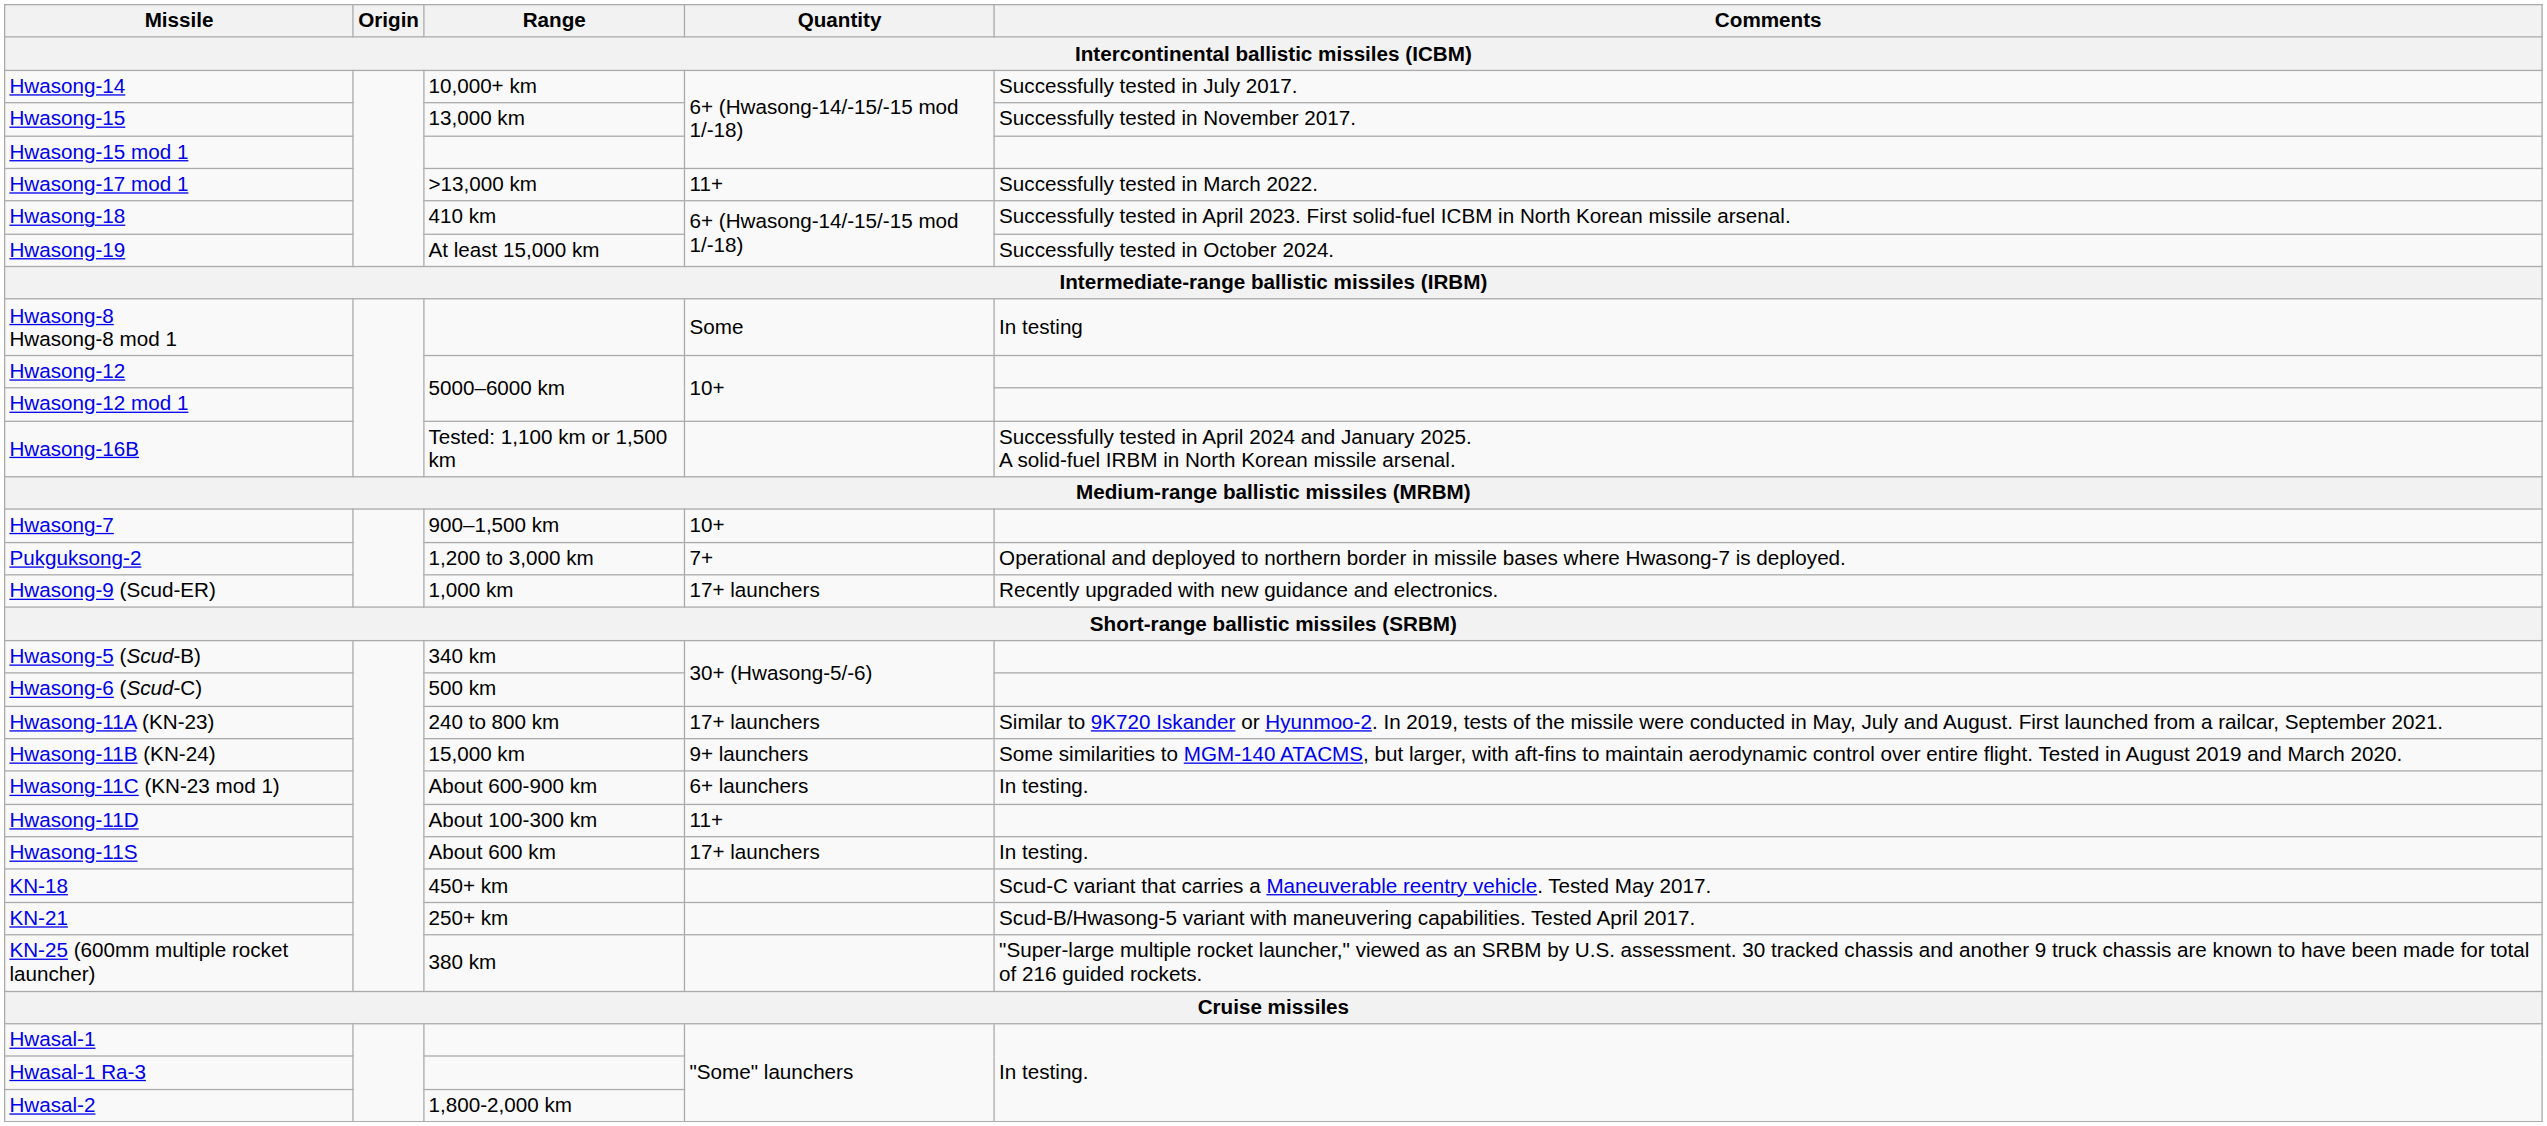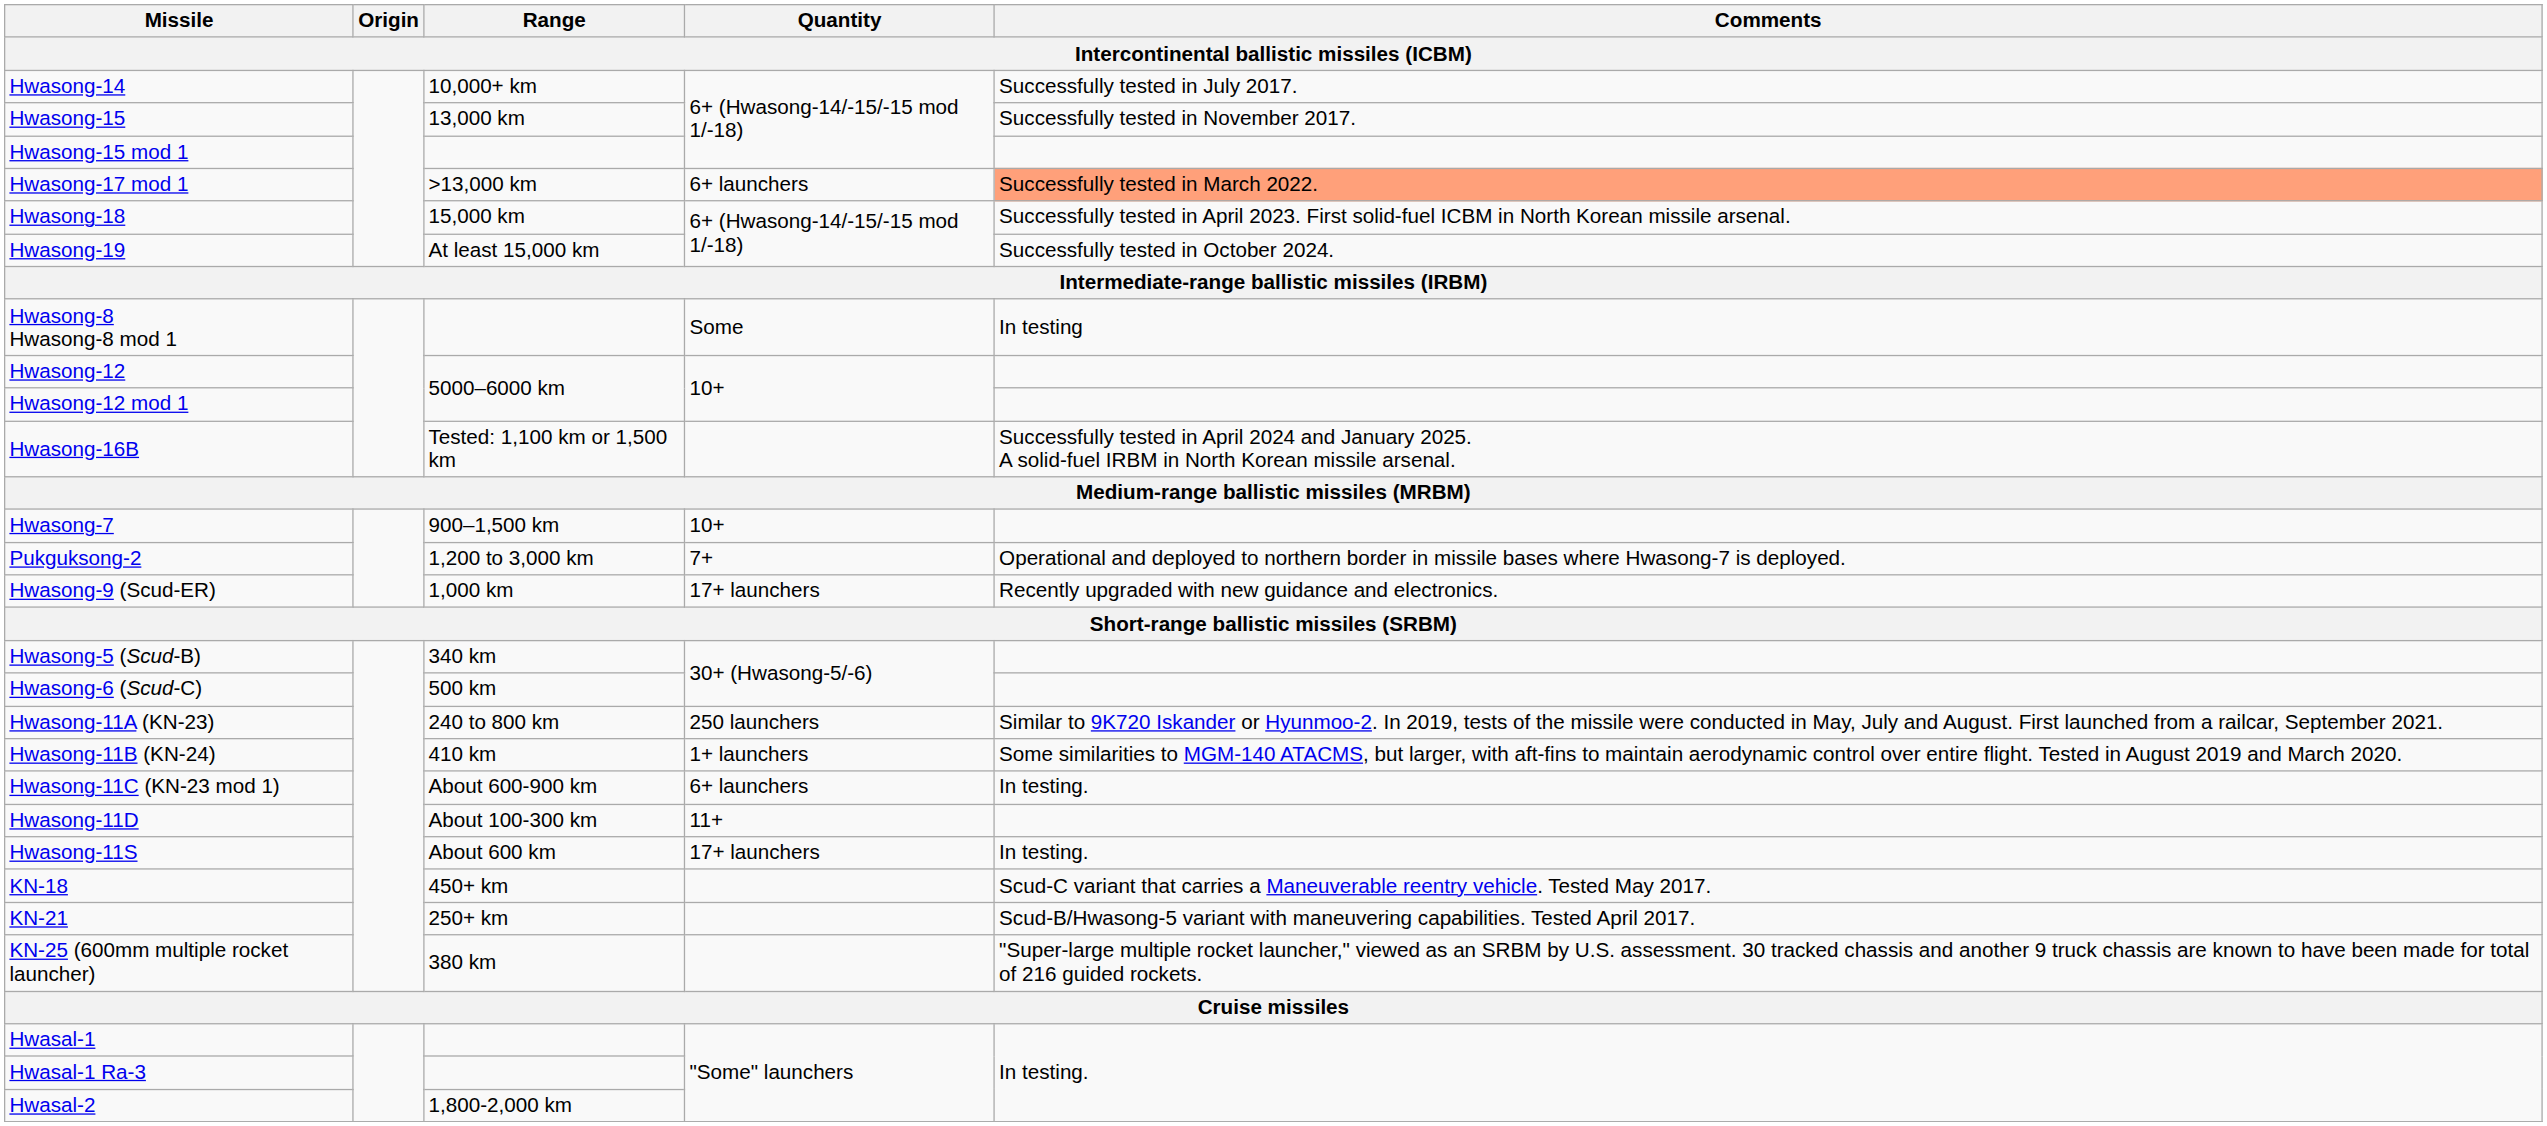(706, 184) 11+ -> (749, 184) 6+ launchers
(1159, 184) no background -> (1159, 184) lightsalmon background
(462, 217) 410 km -> (477, 217) 15,000 km
(755, 721) 17+ launchers -> (754, 721) 250 launchers
(477, 754) 15,000 km -> (462, 754) 410 km
(749, 754) 9+ launchers -> (749, 754) 1+ launchers
